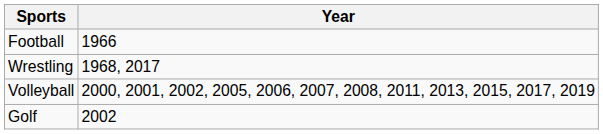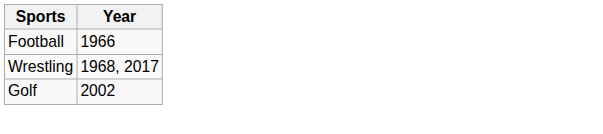- row: (41, 91)
